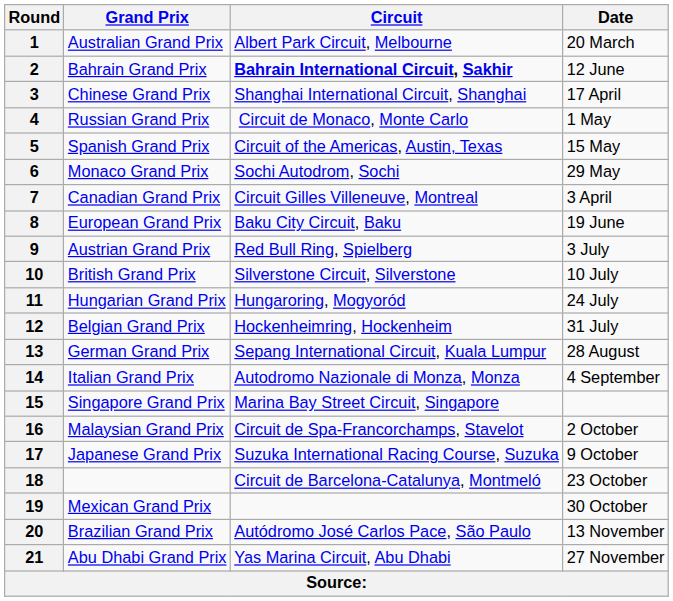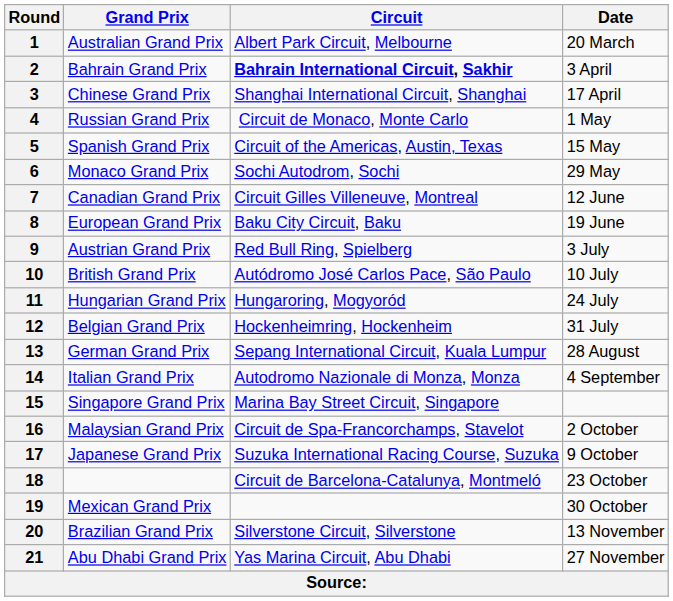(596, 69) 12 June -> (589, 69) 3 April
(589, 197) 3 April -> (596, 197) 12 June
(345, 274) Silverstone Circuit, Silverstone -> (383, 274) Autódromo José Carlos Pace, São Paulo
(383, 532) Autódromo José Carlos Pace, São Paulo -> (345, 532) Silverstone Circuit, Silverstone
